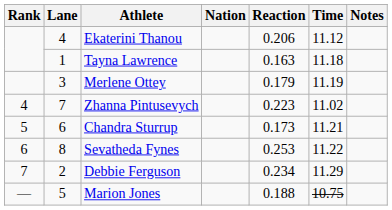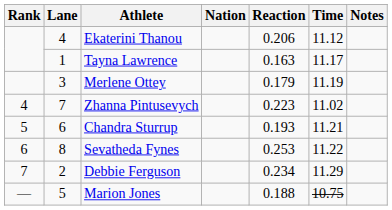(328, 60) 11.18 -> (328, 60) 11.17
(279, 127) 0.173 -> (279, 127) 0.193
